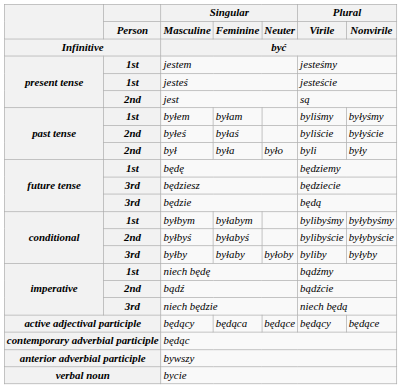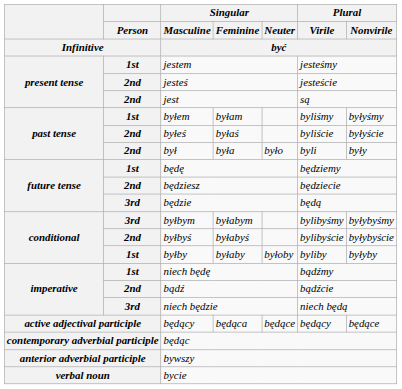(132, 82) 1st -> (132, 82) 2nd
(132, 185) 3rd -> (132, 185) 2nd
(132, 220) 1st -> (132, 220) 3rd
(132, 254) 3rd -> (132, 254) 1st
